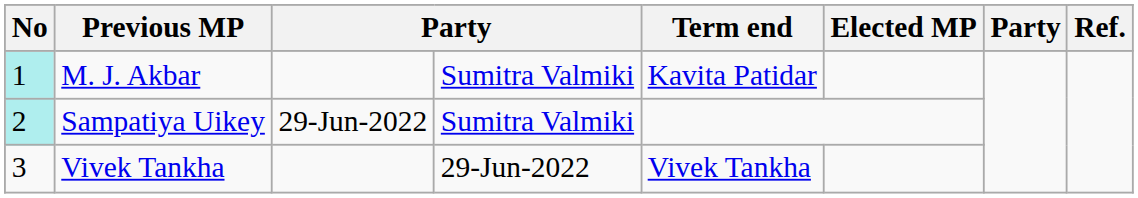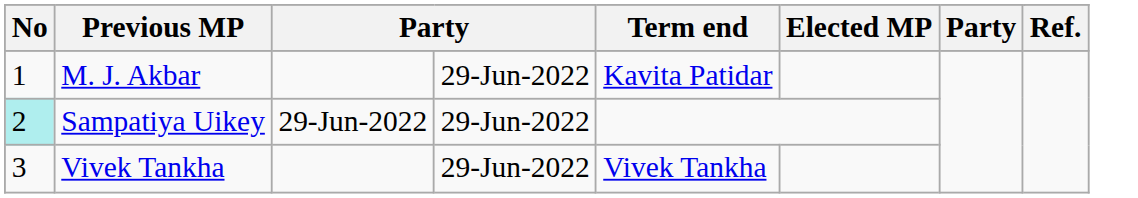(19, 74) paleturquoise background -> (19, 74) no background
(537, 74) Sumitra Valmiki -> (515, 74) 29-Jun-2022
(537, 121) Sumitra Valmiki -> (515, 121) 29-Jun-2022
